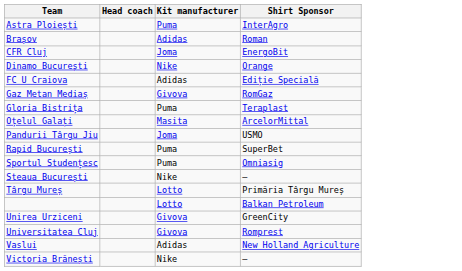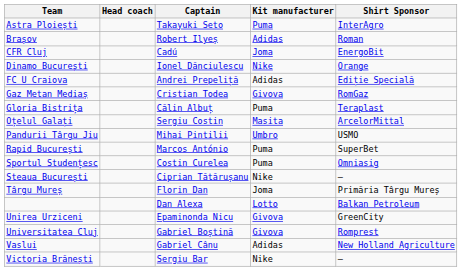+ column: (203, 11)
(167, 135) Joma -> (265, 135) Umbro
(170, 190) Lotto -> (263, 190) Joma
